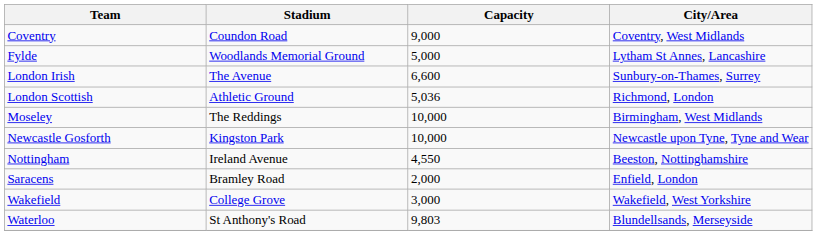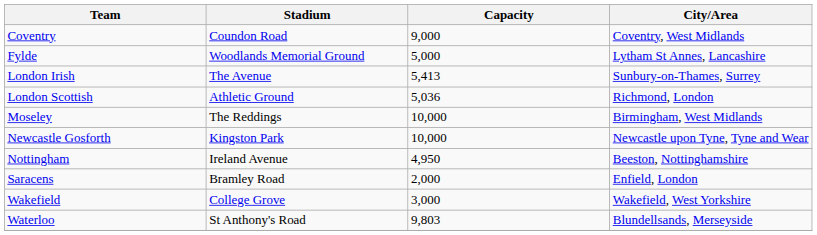(426, 76) 6,600 -> (426, 76) 5,413
(426, 158) 4,550 -> (426, 158) 4,950
